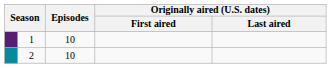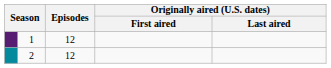(70, 39) 10 -> (70, 39) 12
(70, 55) 10 -> (70, 55) 12
